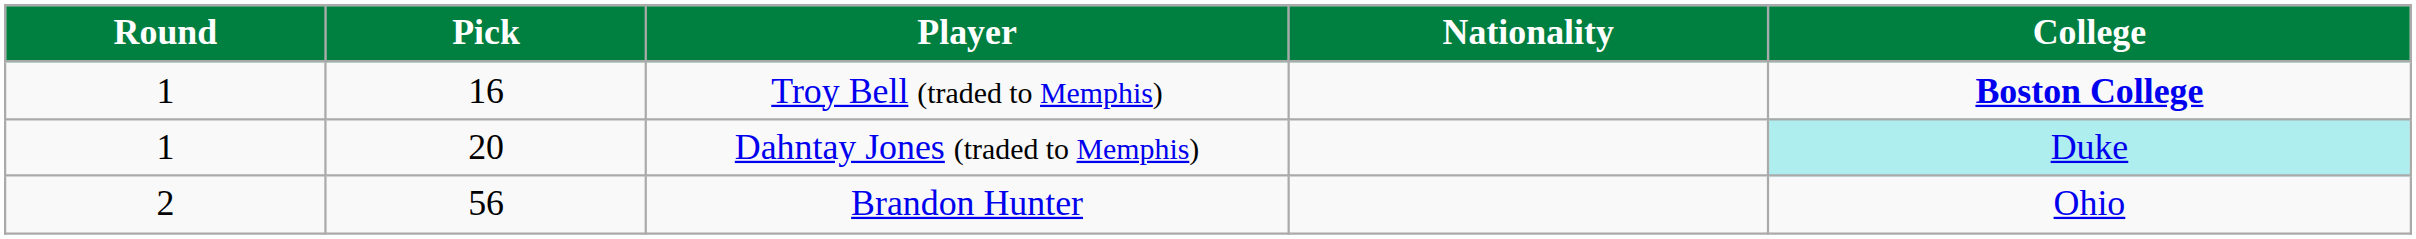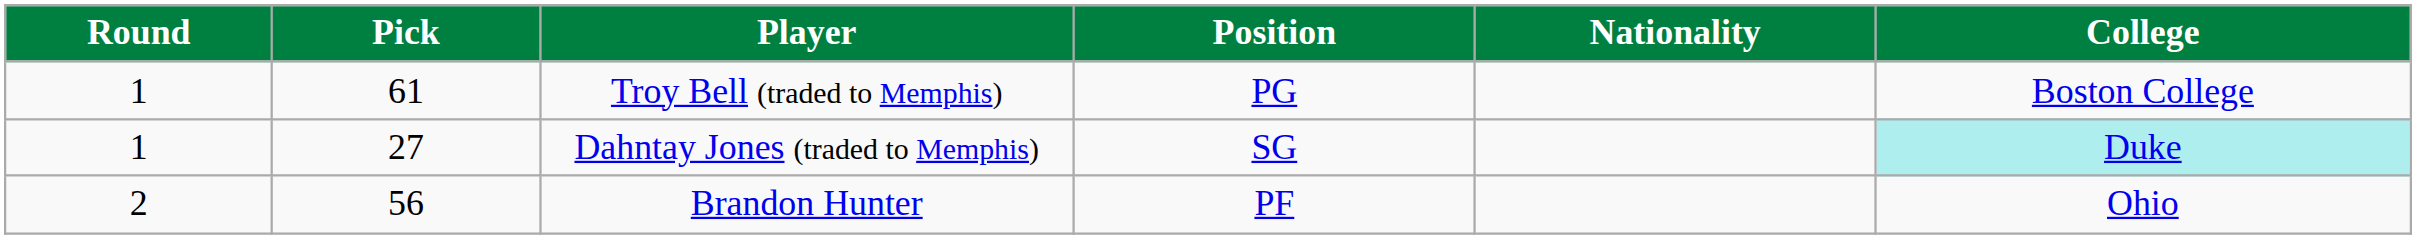+ column: (1274, 32)
(486, 89) 16 -> (406, 89) 61
(2089, 89) bold -> (2143, 89) normal
(486, 146) 20 -> (406, 146) 27
